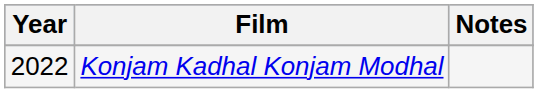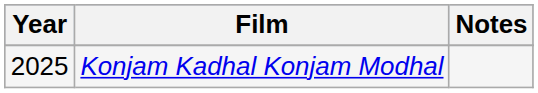(40, 66) 2022 -> (40, 66) 2025
